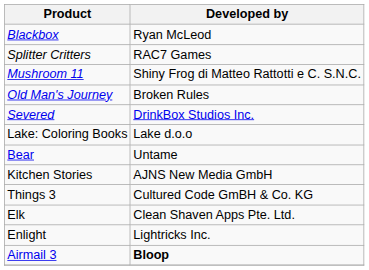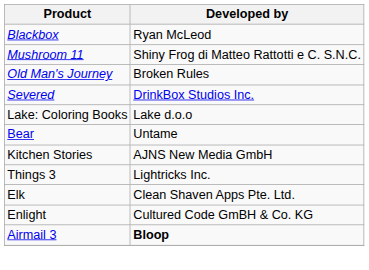- row: (49, 54)
(223, 194) Cultured Code GmBH & Co. KG -> (172, 174) Lightricks Inc.
(172, 235) Lightricks Inc. -> (223, 214) Cultured Code GmBH & Co. KG
